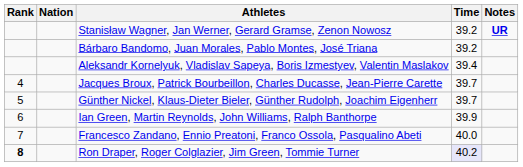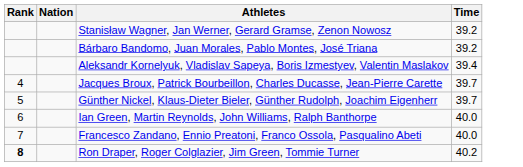- column: (500, 13)
(467, 118) 39.9 -> (467, 118) 40.0
(467, 153) lavender background -> (467, 153) no background
